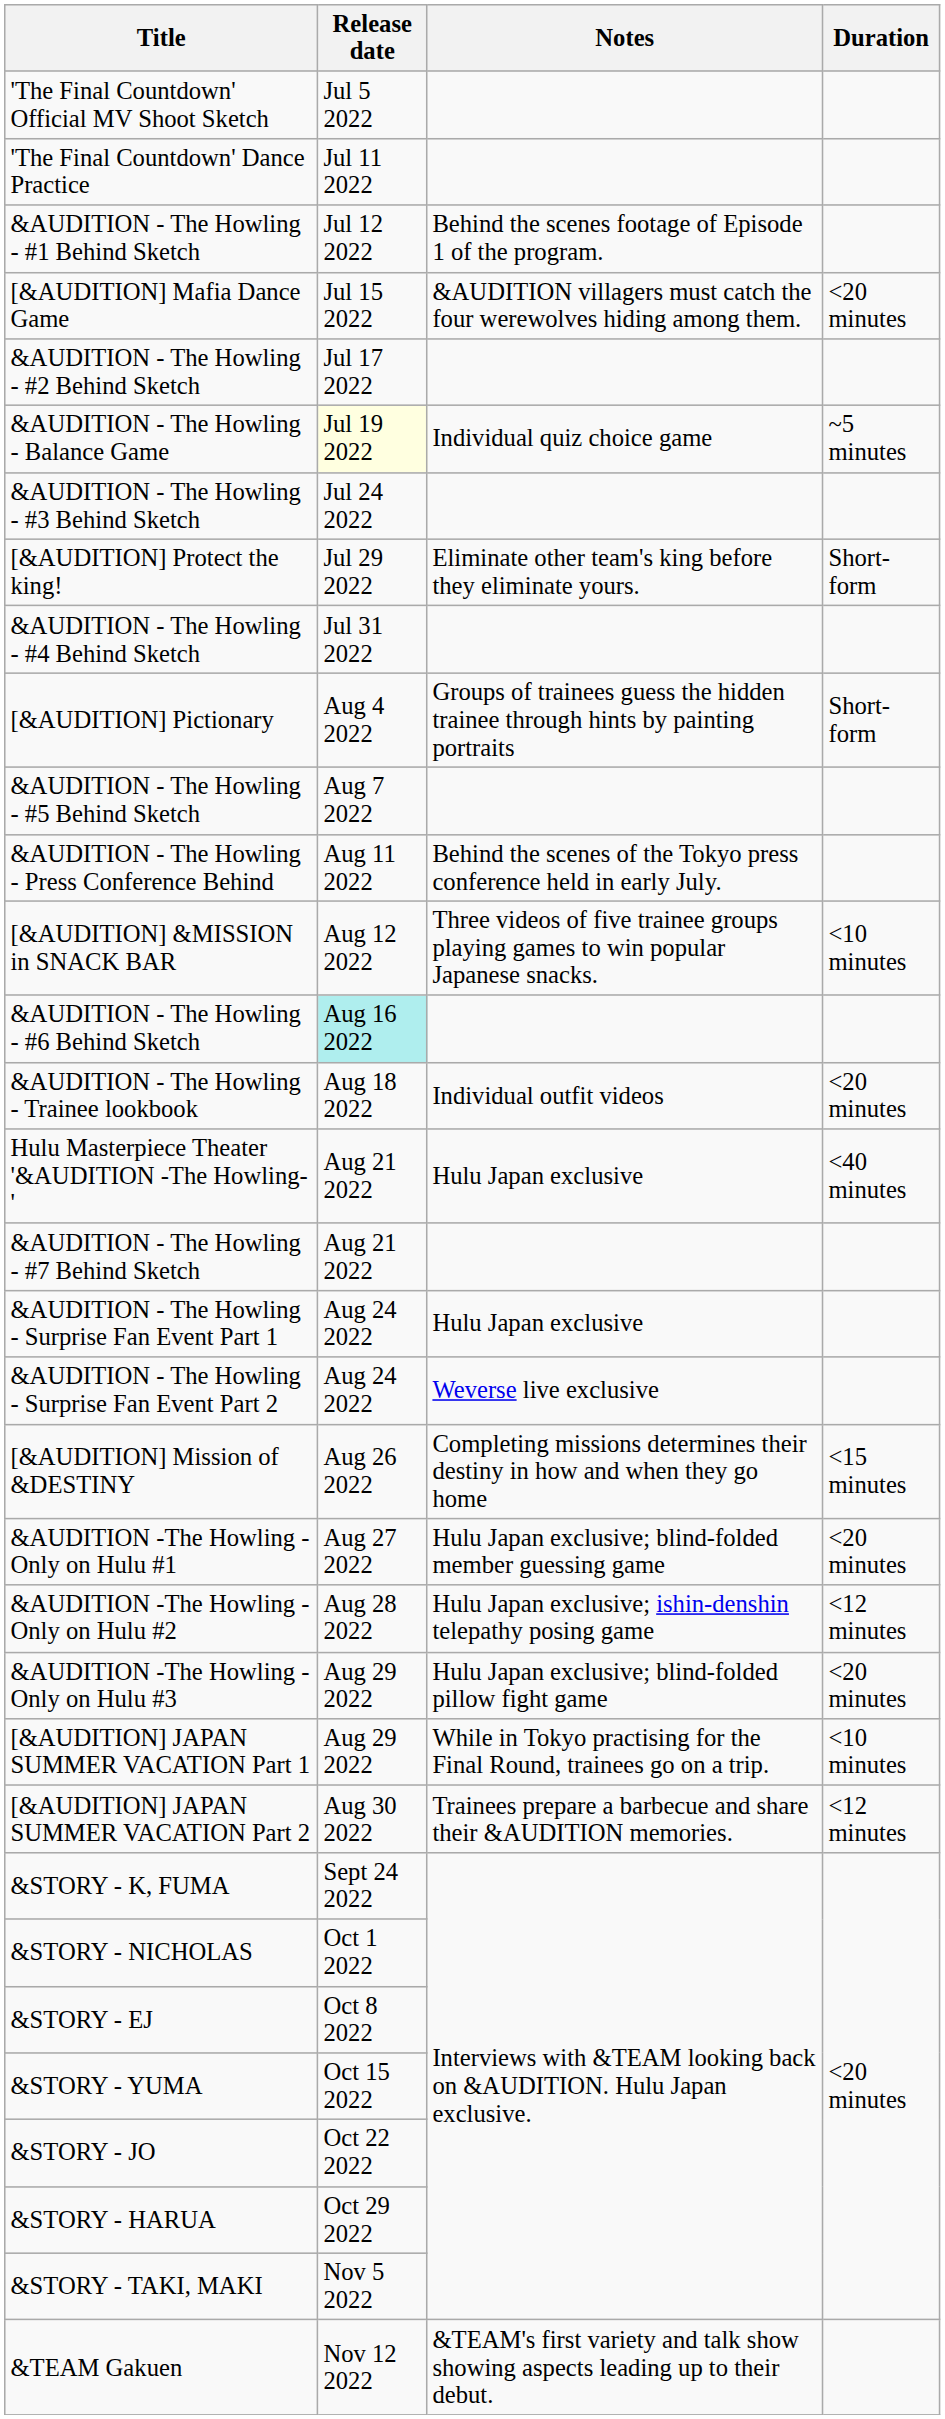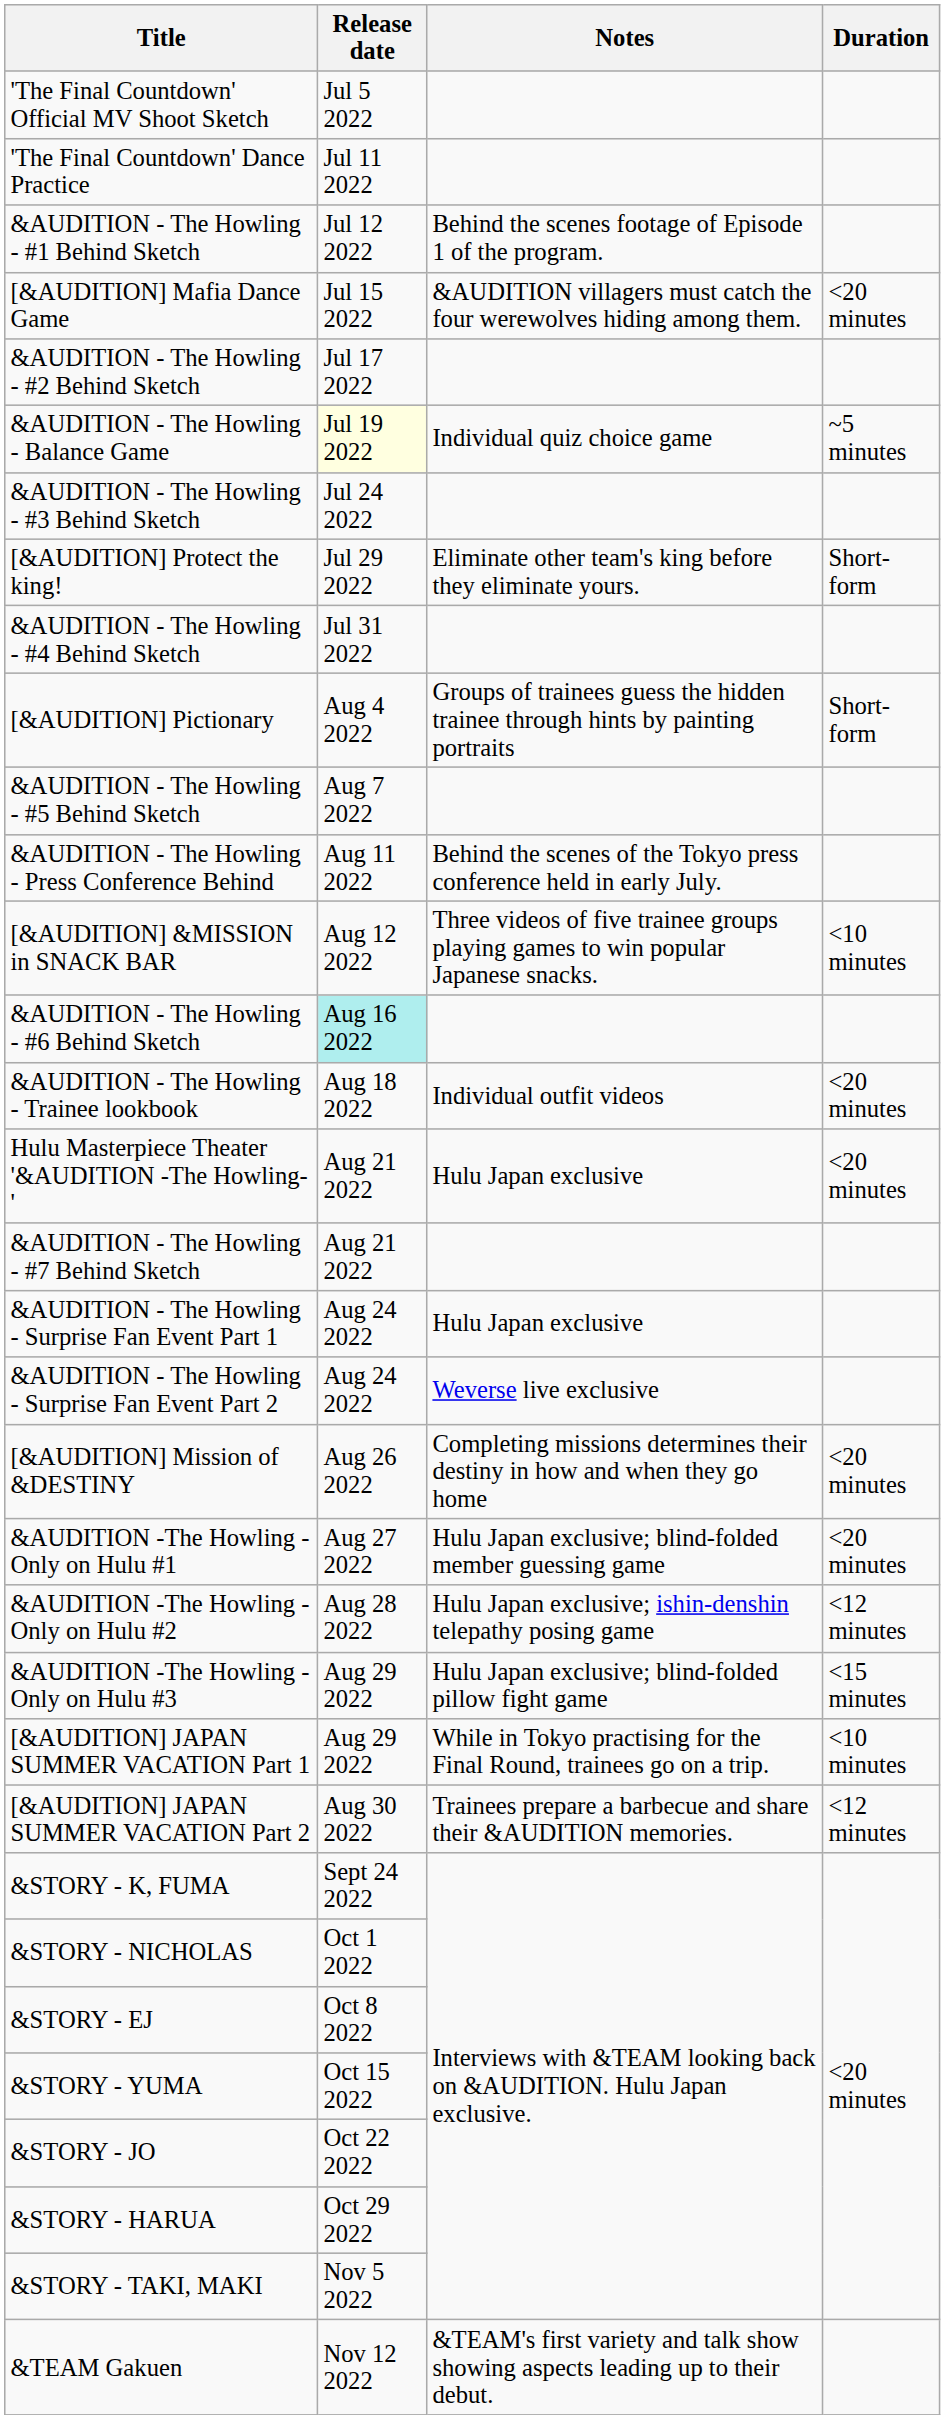(867, 1175) <40 minutes -> (867, 1175) <20 minutes
(867, 1470) <15 minutes -> (867, 1470) <20 minutes
(867, 1685) <20 minutes -> (867, 1685) <15 minutes
